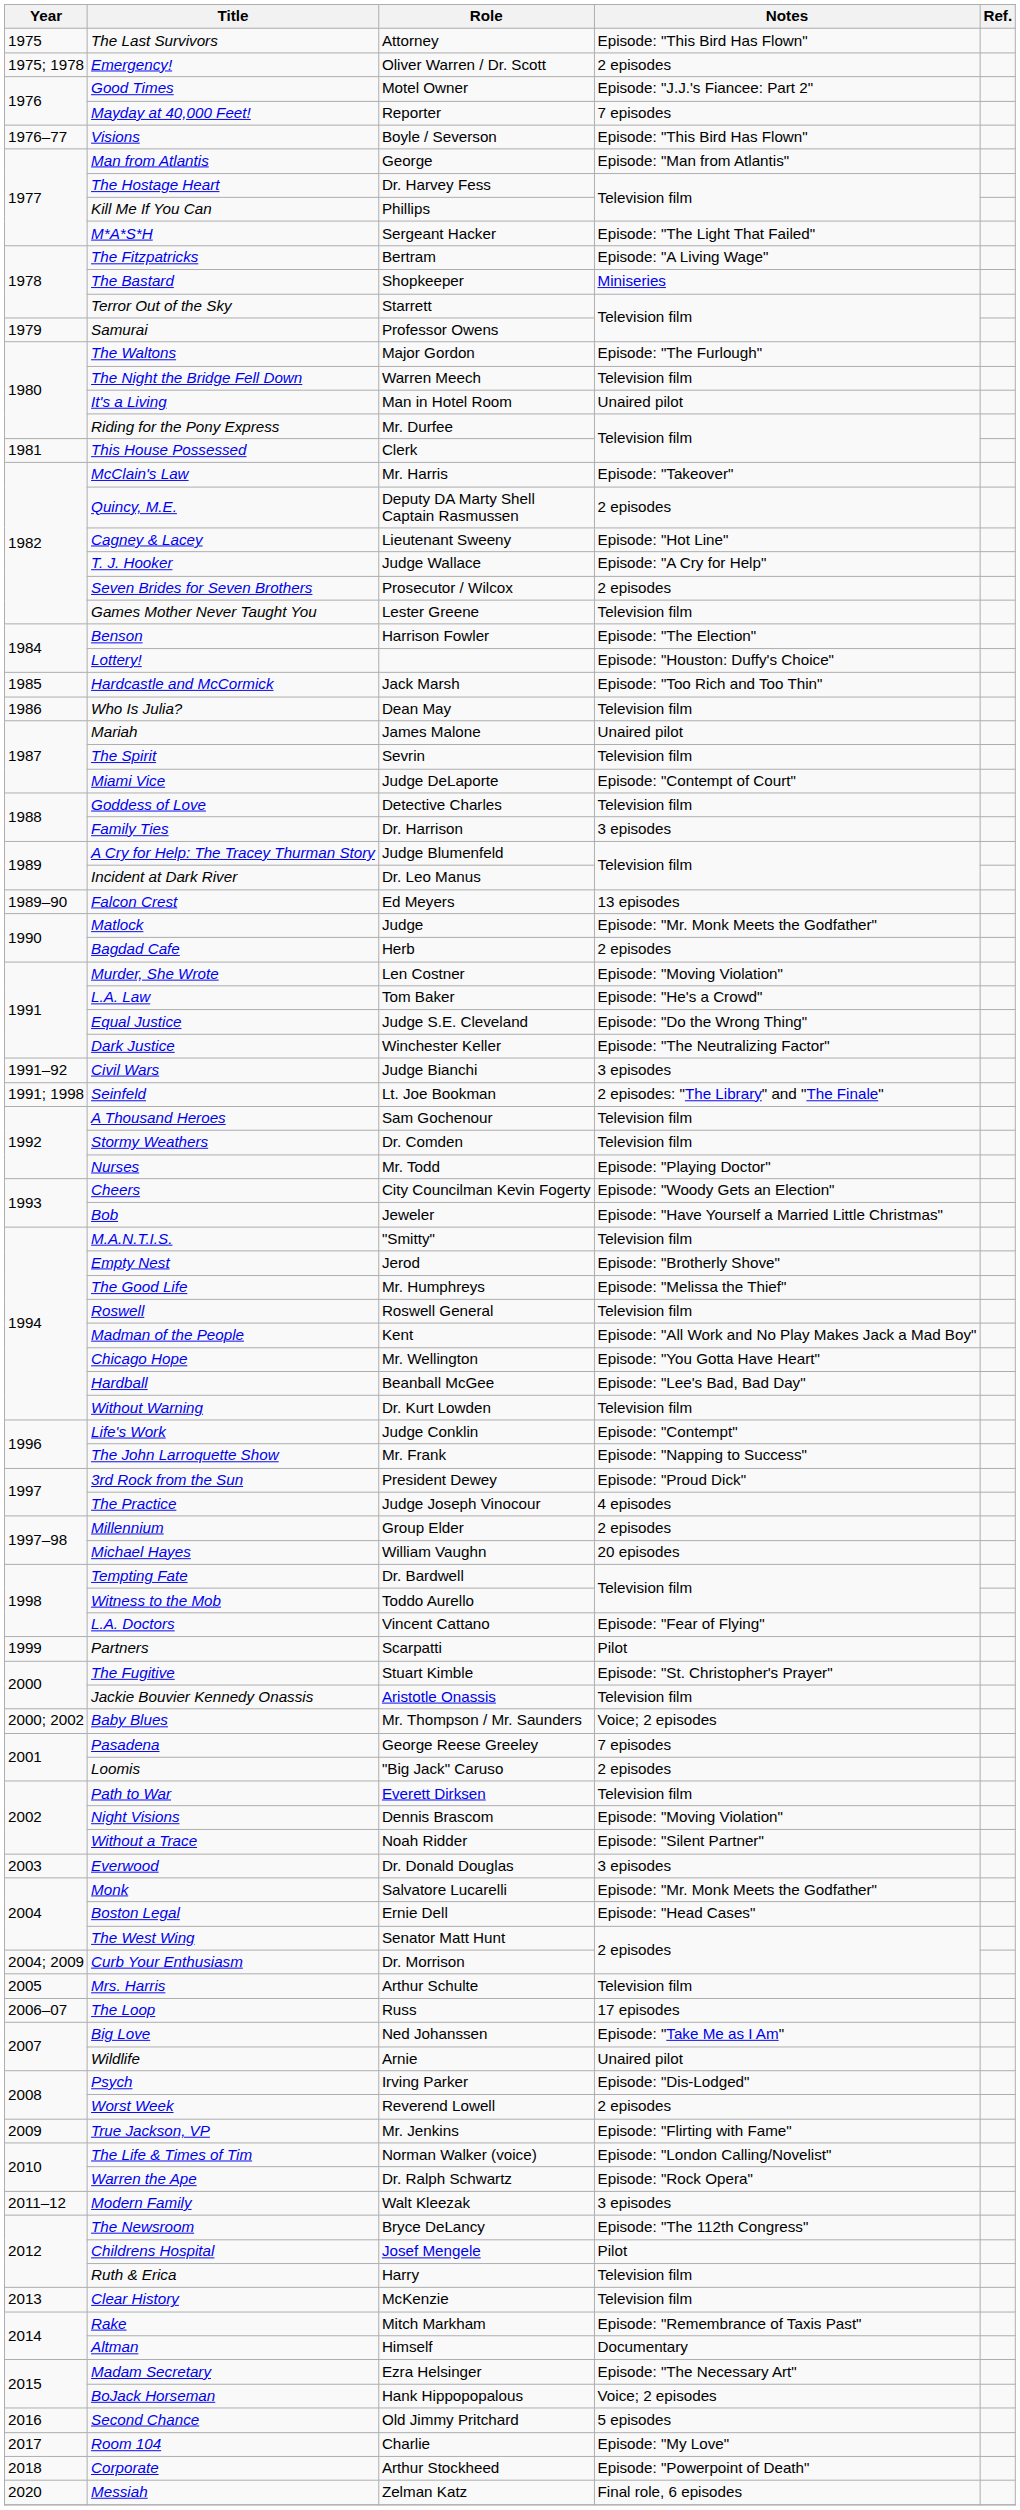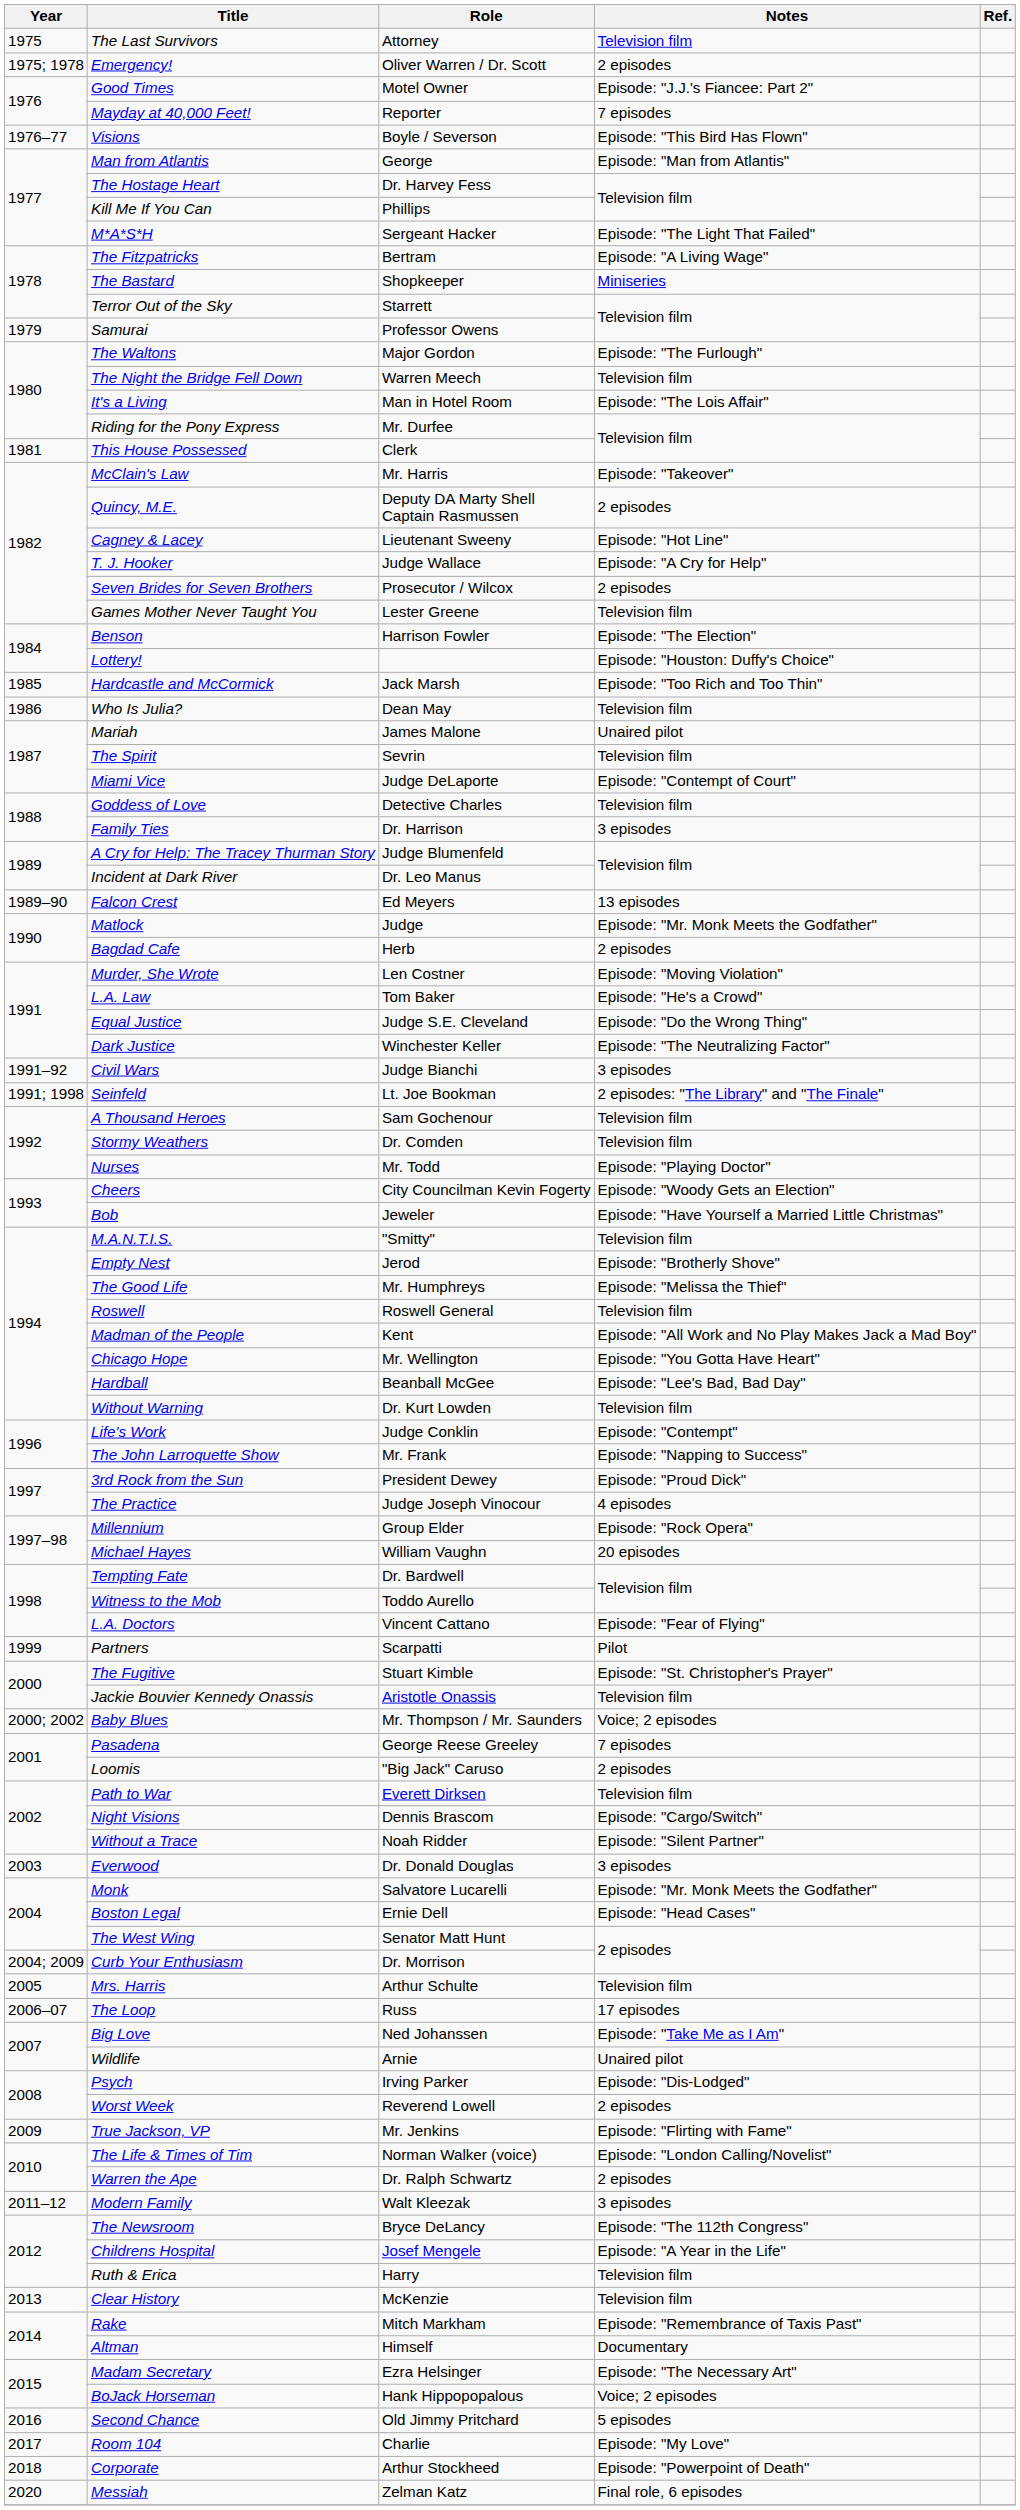(703, 40) Episode: "This Bird Has Flown" -> (645, 40) Television film
(640, 402) Unaired pilot -> (683, 402) Episode: "The Lois Affair"
(634, 1528) 2 episodes -> (675, 1528) Episode: "Rock Opera"
(690, 1817) Episode: "Moving Violation" -> (680, 1817) Episode: "Cargo/Switch"
(675, 2179) Episode: "Rock Opera" -> (634, 2179) 2 episodes
(612, 2251) Pilot -> (692, 2251) Episode: "A Year in the Life"
